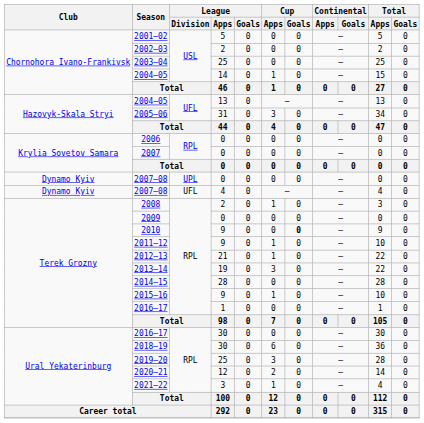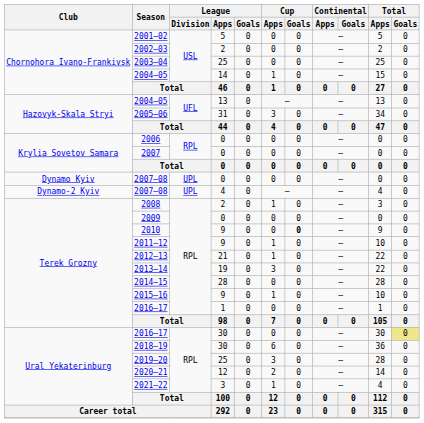(68, 192) Dynamo Kyiv -> (68, 192) Dynamo-2 Kyiv
(190, 192) UFL -> (190, 192) UPL
(405, 334) no background -> (405, 334) khaki background
